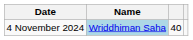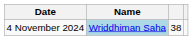(176, 27) 40 -> (176, 27) 38
